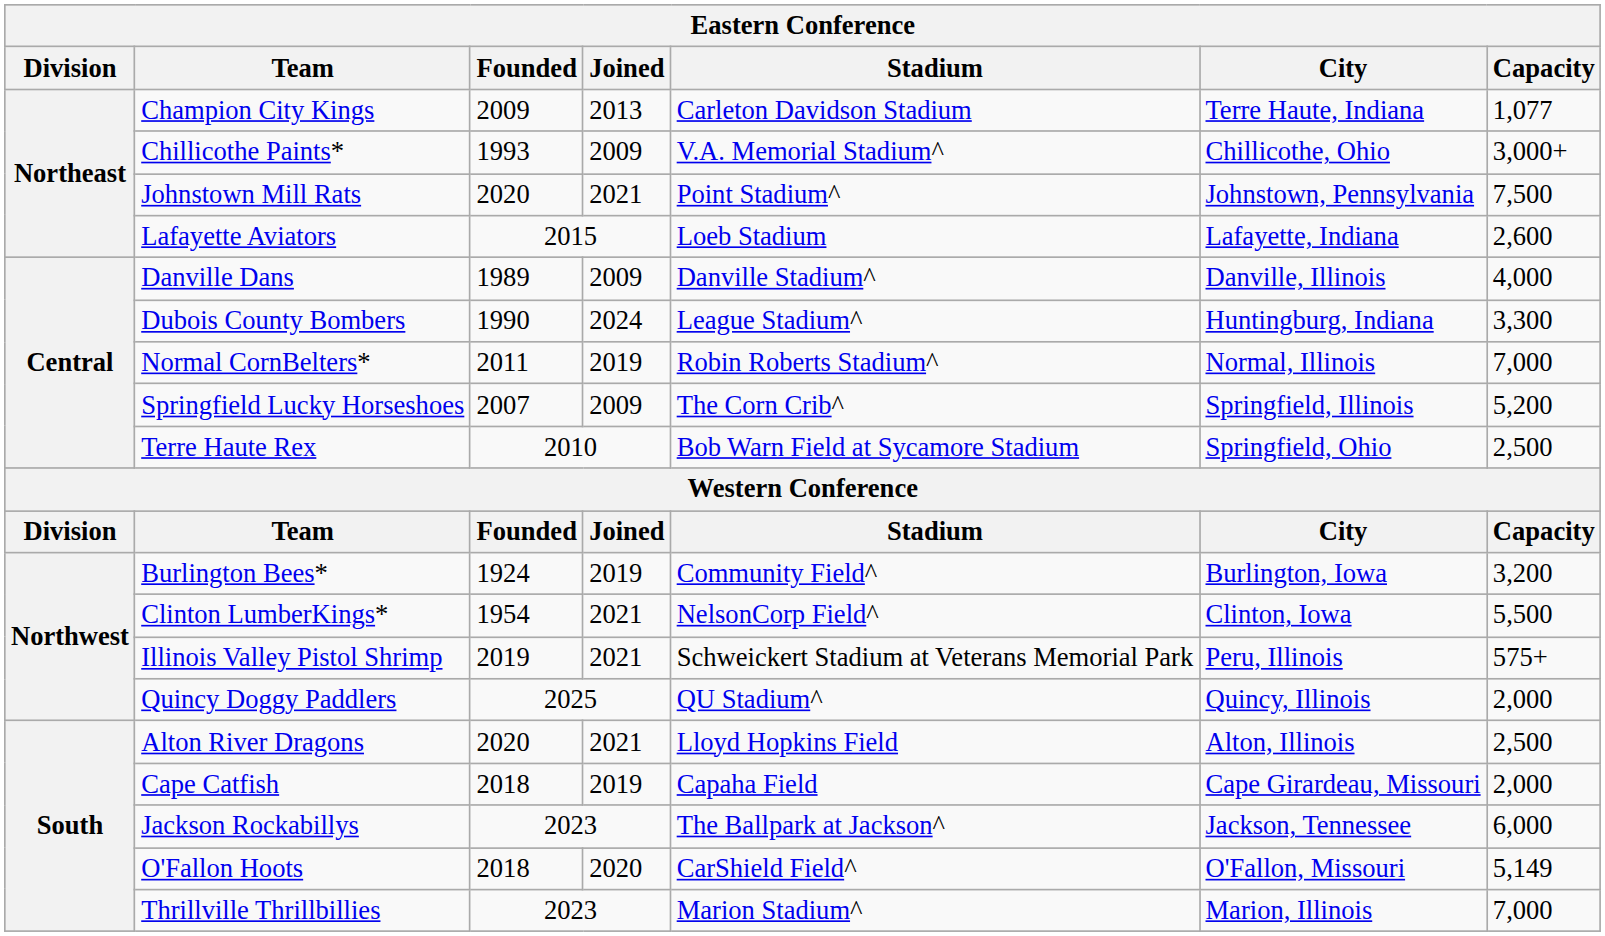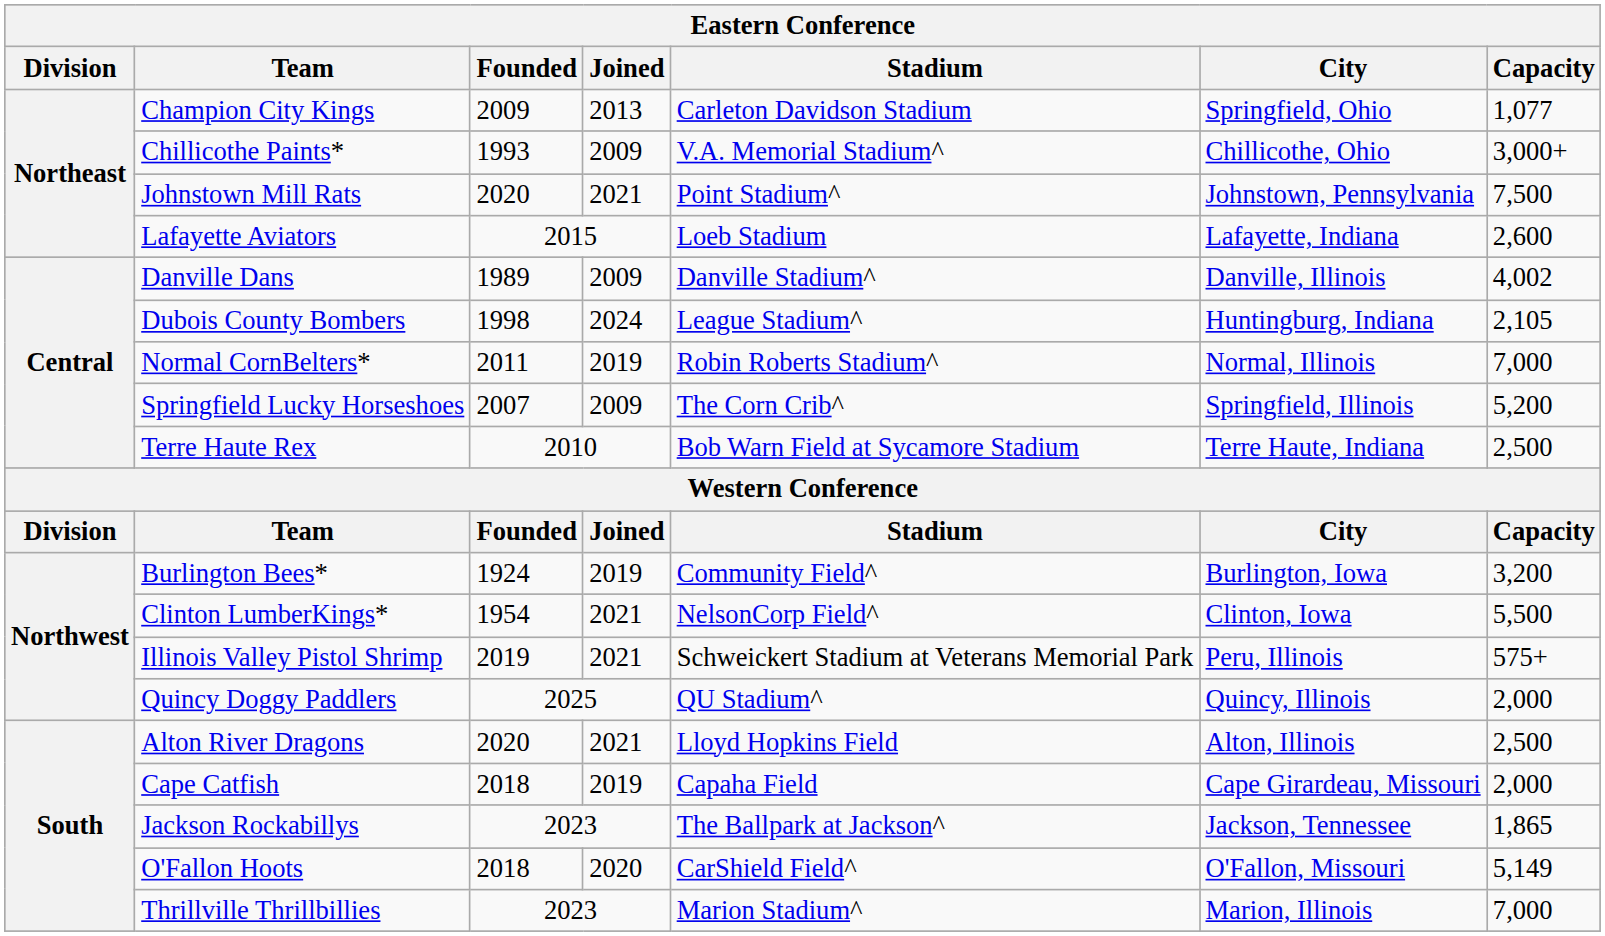(1315, 109) Terre Haute, Indiana -> (1298, 109) Springfield, Ohio
(1523, 278) 4,000 -> (1523, 278) 4,002
(503, 320) 1990 -> (503, 320) 1998
(1523, 320) 3,300 -> (1523, 320) 2,105
(1298, 446) Springfield, Ohio -> (1315, 446) Terre Haute, Indiana
(1523, 825) 6,000 -> (1523, 825) 1,865
